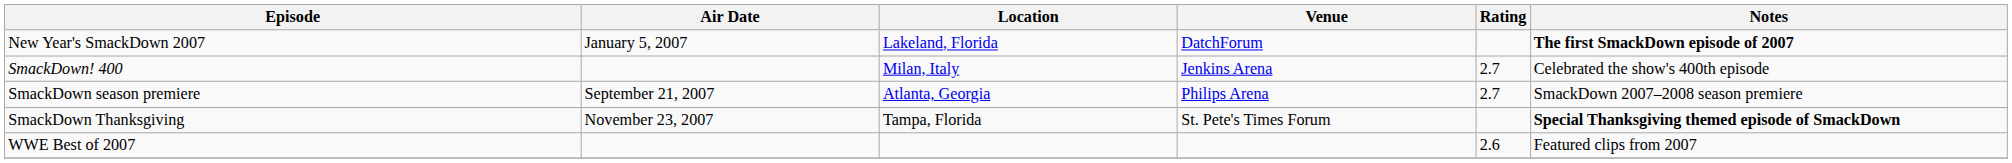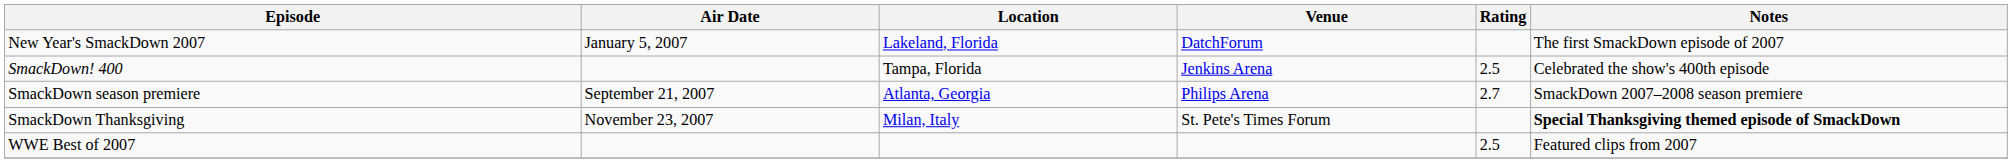(1664, 42) bold -> (1659, 42) normal
(921, 68) Milan, Italy -> (932, 68) Tampa, Florida
(1490, 68) 2.7 -> (1490, 68) 2.5
(932, 119) Tampa, Florida -> (921, 119) Milan, Italy
(1490, 145) 2.6 -> (1490, 145) 2.5
